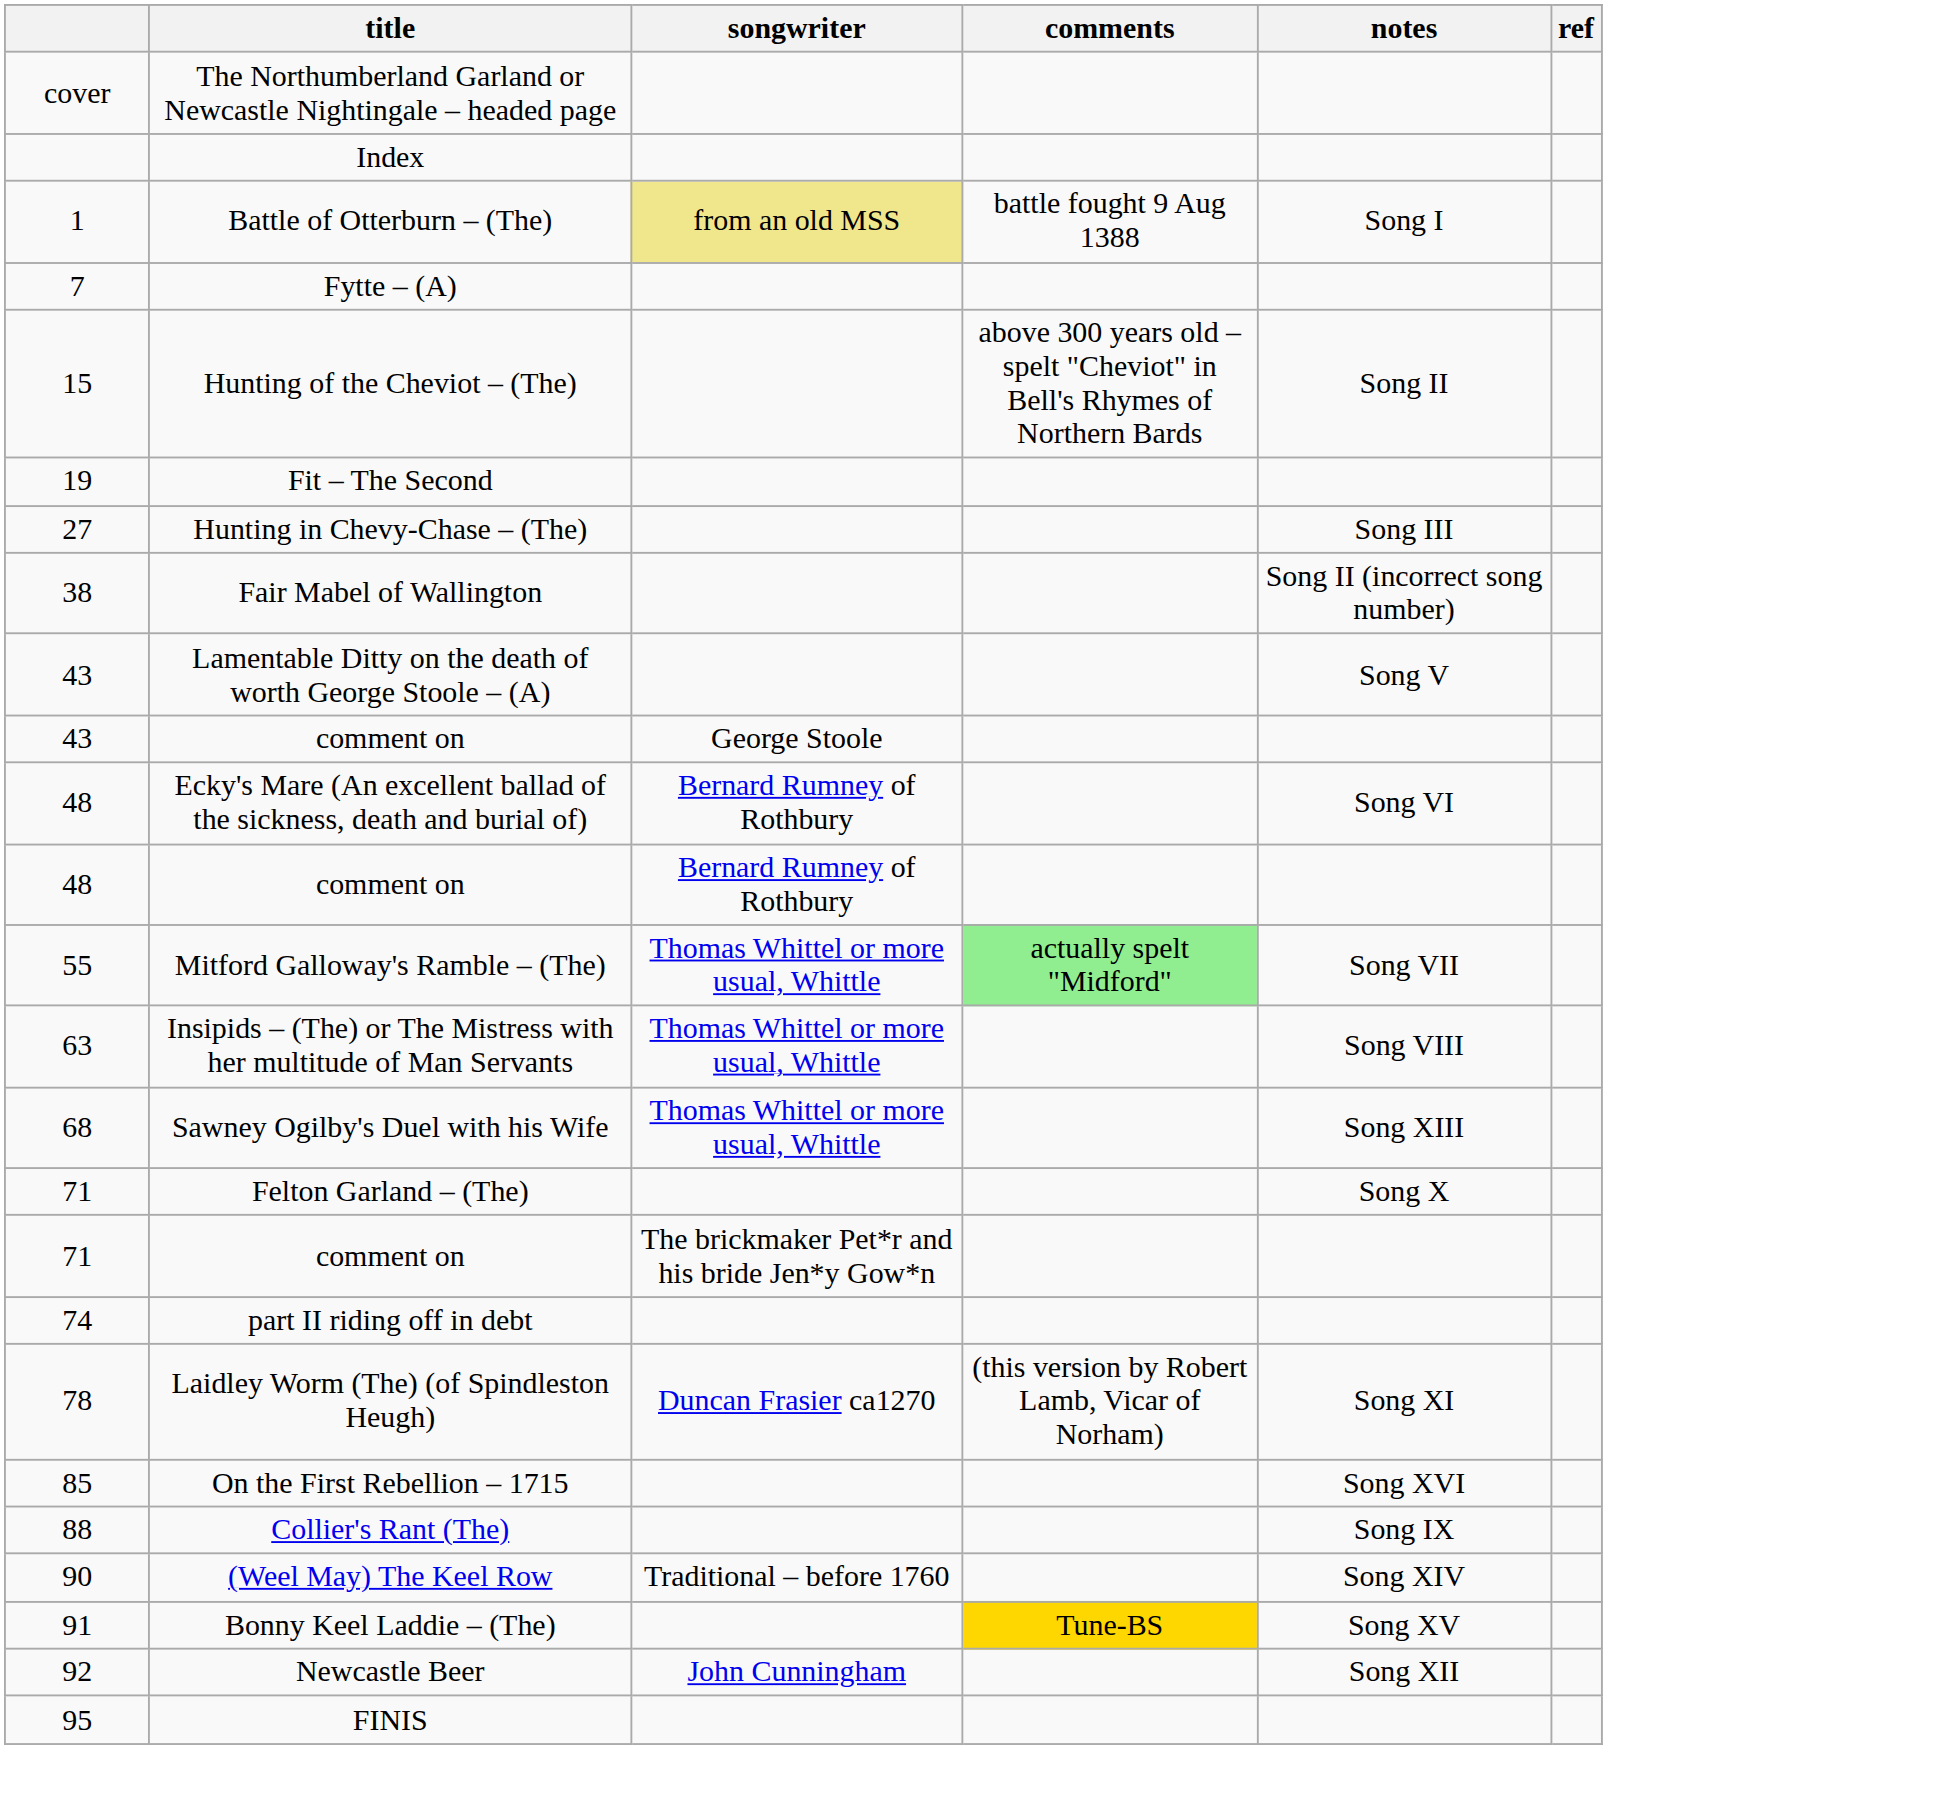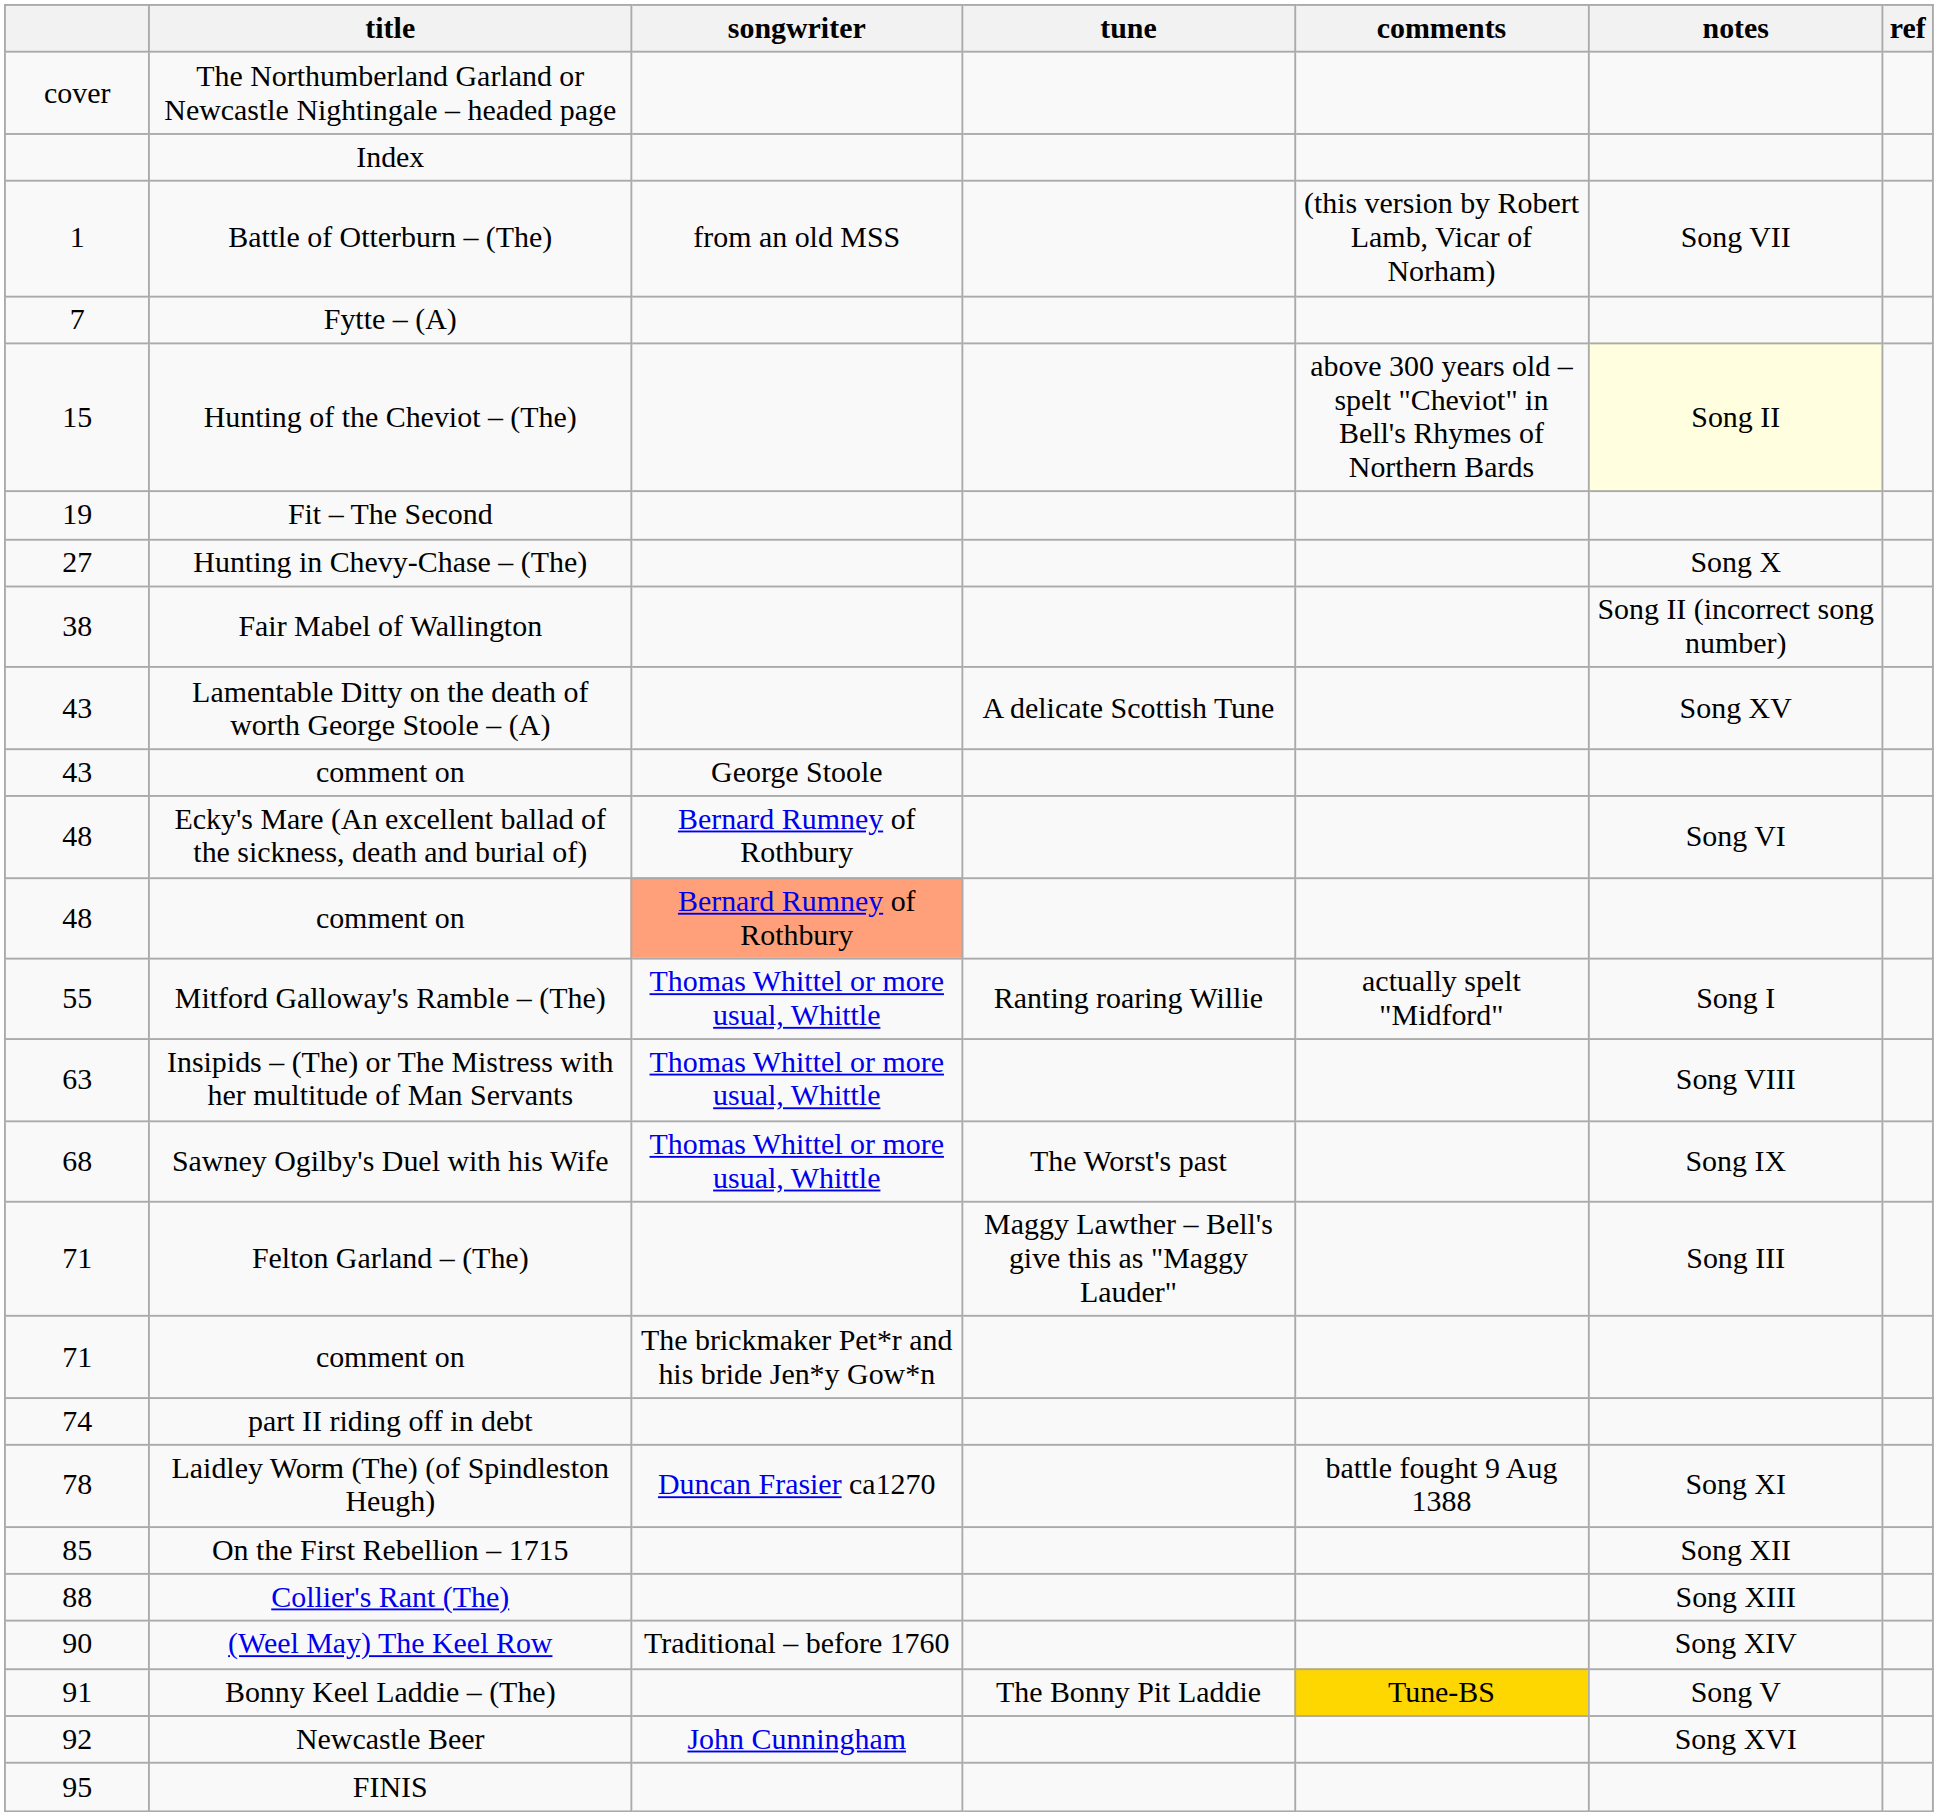+ column: (1128, 28)
(797, 221) khaki background -> (797, 237) no background
(1110, 221) battle fought 9 Aug 1388 -> (1441, 237) (this version by Robert Lamb, Vicar of Norham)
(1404, 221) Song I -> (1736, 237) Song VII
(1404, 383) no background -> (1736, 416) lightyellow background
(1404, 528) Song III -> (1736, 562) Song X
(1404, 674) Song V -> (1736, 707) Song XV
(797, 883) no background -> (797, 917) lightsalmon background
(1110, 964) lightgreen background -> (1441, 998) no background
(1404, 964) Song VII -> (1736, 998) Song I
(1404, 1127) Song XIII -> (1736, 1160) Song IX
(1404, 1191) Song X -> (1736, 1258) Song III
(1110, 1401) (this version by Robert Lamb, Vicar of Norham) -> (1441, 1485) battle fought 9 Aug 1388
(1404, 1482) Song XVI -> (1736, 1549) Song XII
(1404, 1529) Song IX -> (1736, 1596) Song XIII
(1404, 1624) Song XV -> (1736, 1691) Song V
(1404, 1671) Song XII -> (1736, 1739) Song XVI
